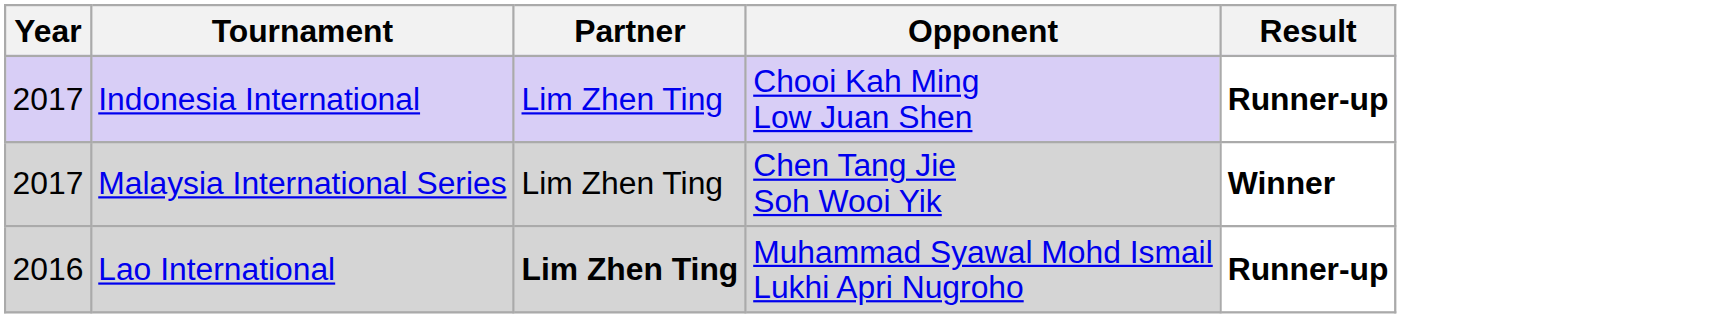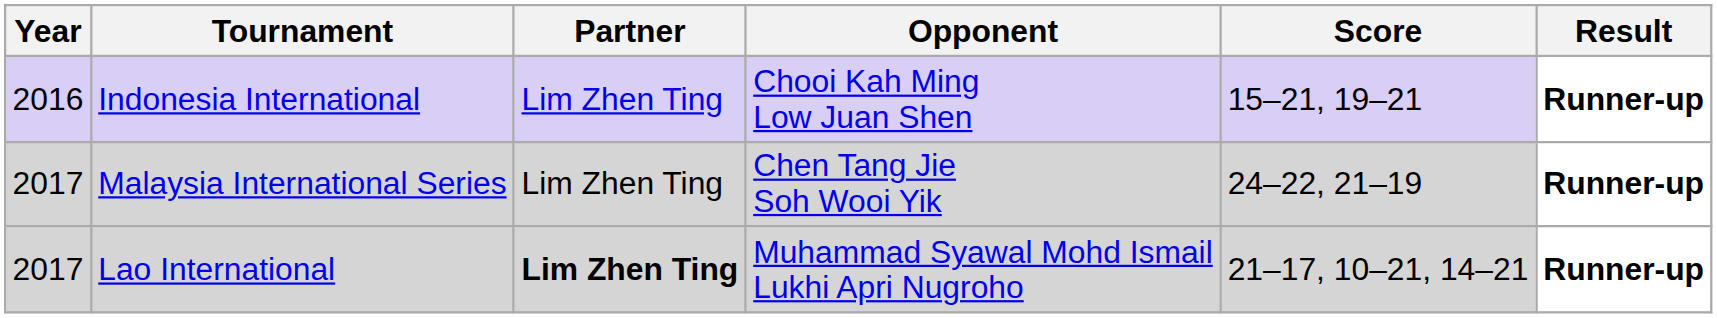+ column: (1378, 31)
(48, 99) 2017 -> (48, 99) 2016
(1281, 184) Winner -> (1624, 184) Runner-up
(48, 270) 2016 -> (48, 270) 2017
